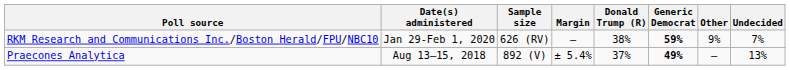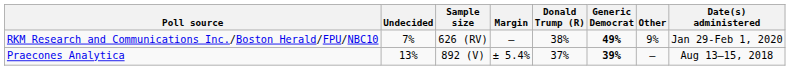columns swapped: (439, 17) <-> (758, 22)
(673, 38) 59% -> (612, 38) 49%
(673, 56) 49% -> (612, 56) 39%
